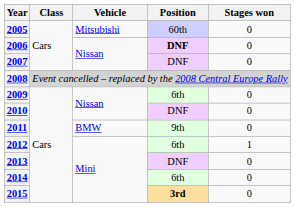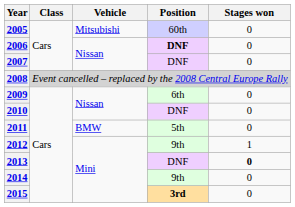(178, 128) 9th -> (178, 128) 5th
(178, 144) 6th -> (178, 144) 9th
(249, 161) normal -> (249, 161) bold
(178, 177) 6th -> (178, 177) 9th
